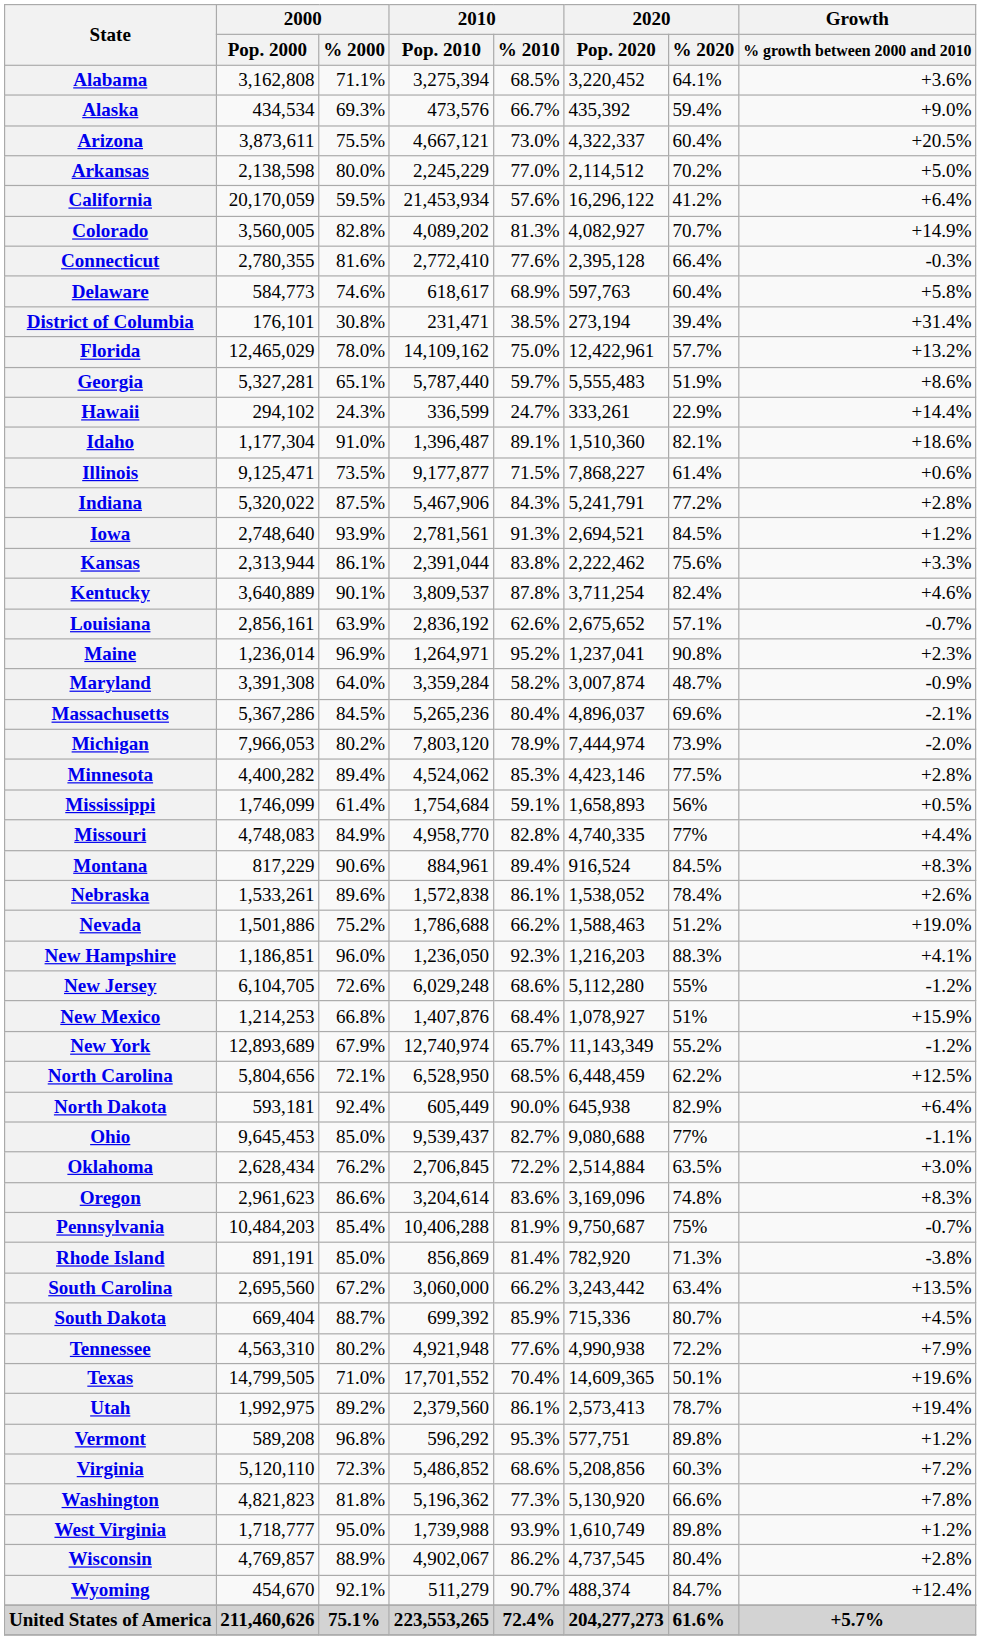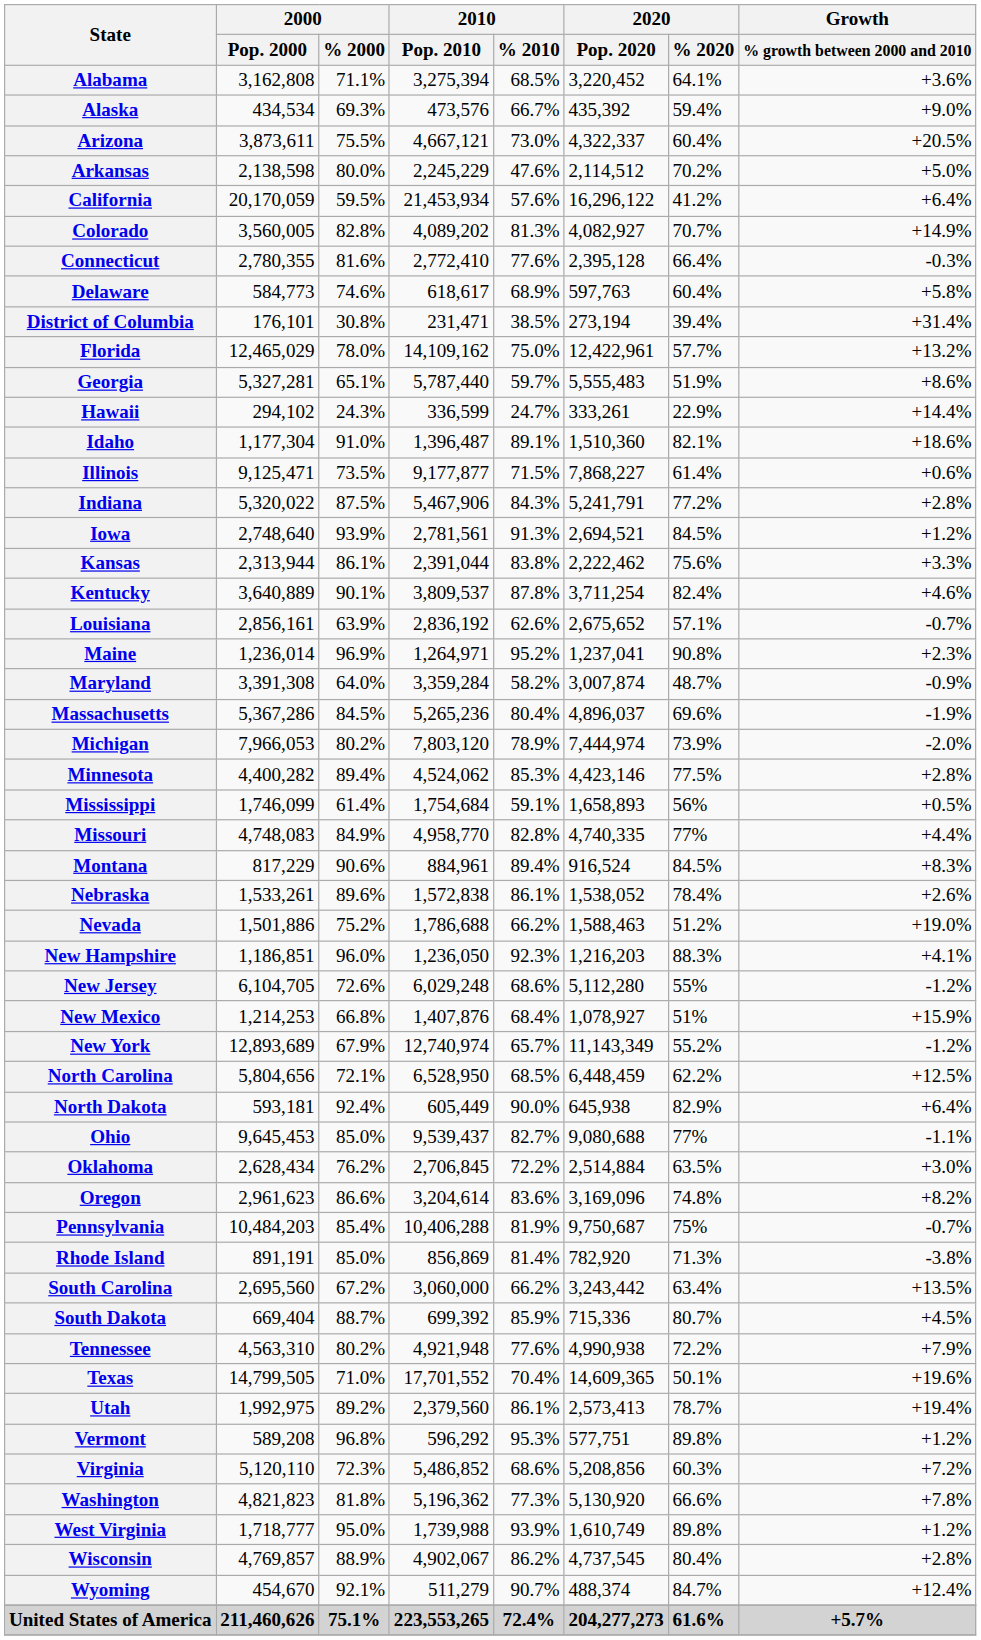(535, 170) 77.0% -> (535, 170) 47.6%
(949, 714) -2.1% -> (949, 714) -1.9%
(946, 1197) +8.3% -> (946, 1197) +8.2%
